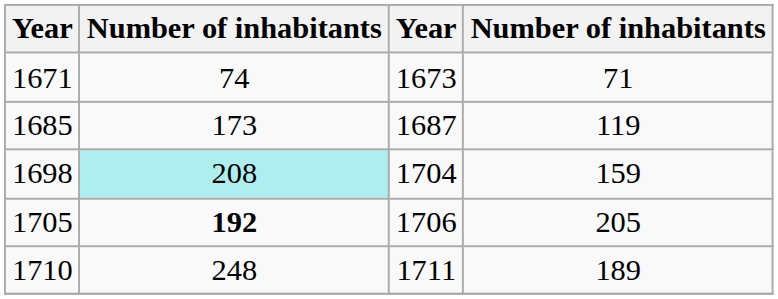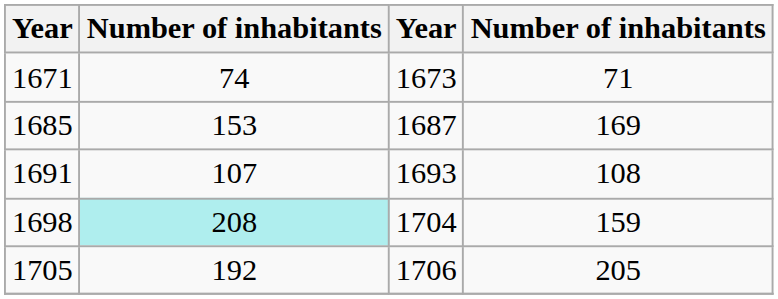(234, 125) 173 -> (234, 125) 153
(618, 125) 119 -> (618, 125) 169
+ row: (42, 173)
(234, 221) bold -> (234, 269) normal
- row: (42, 269)
